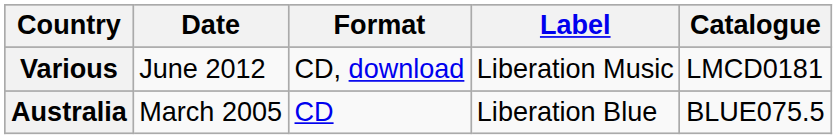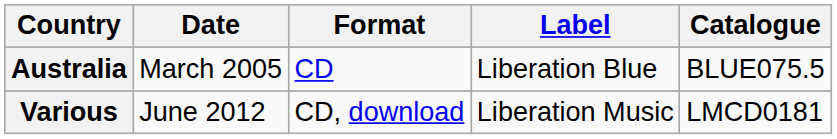rows swapped: (69, 111) <-> (69, 68)
